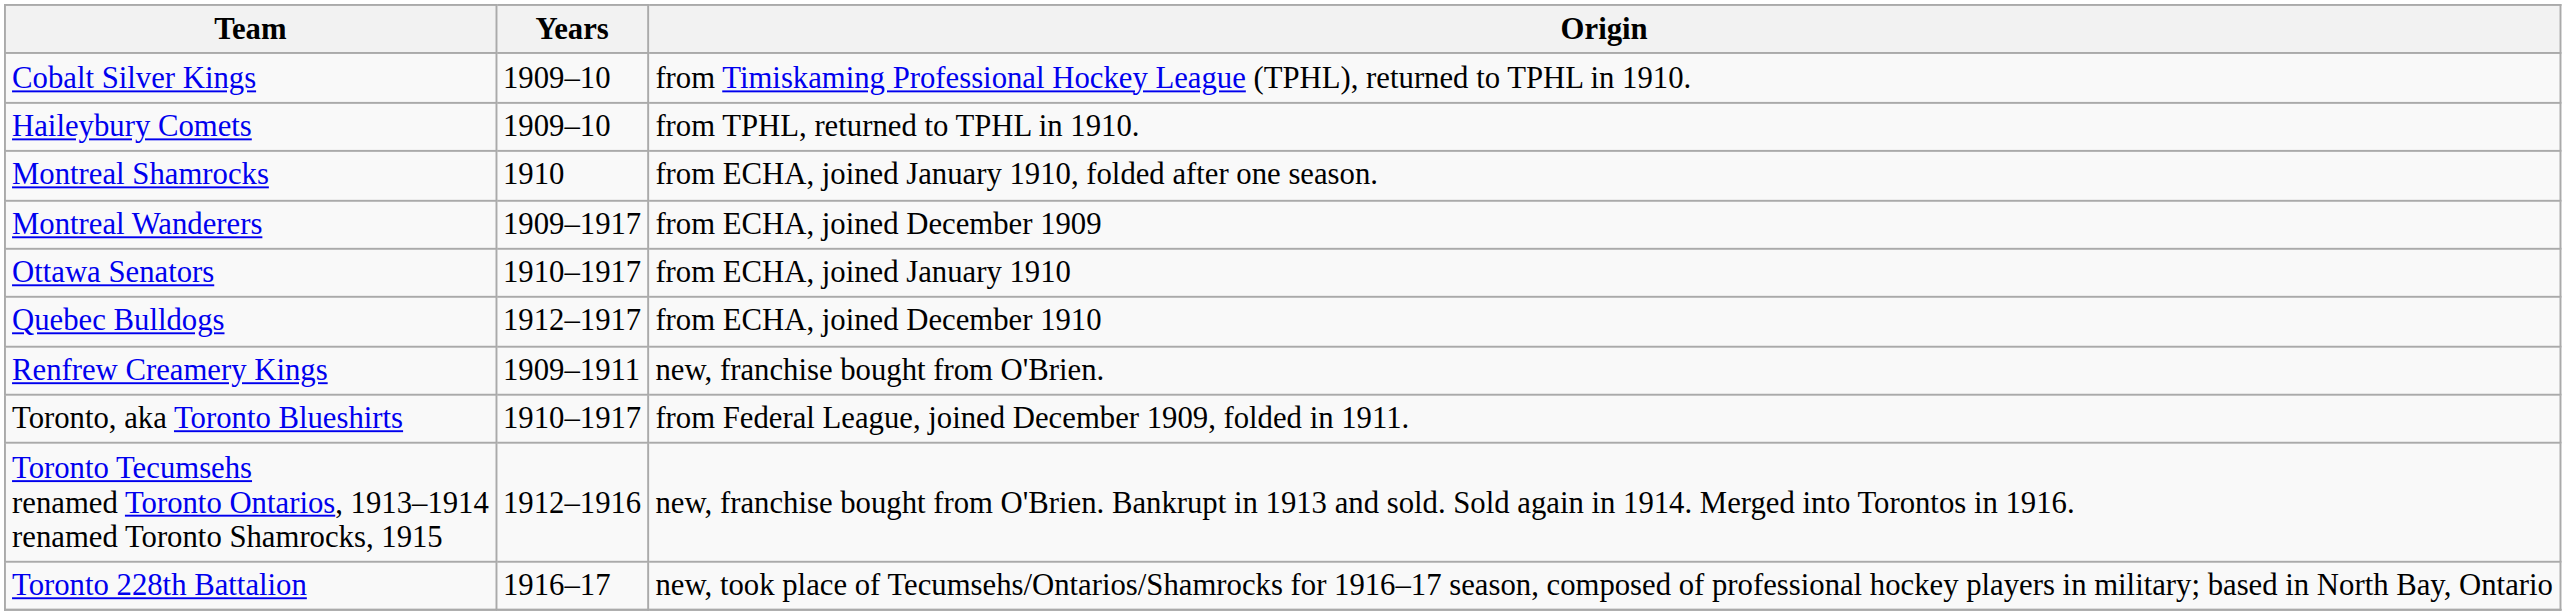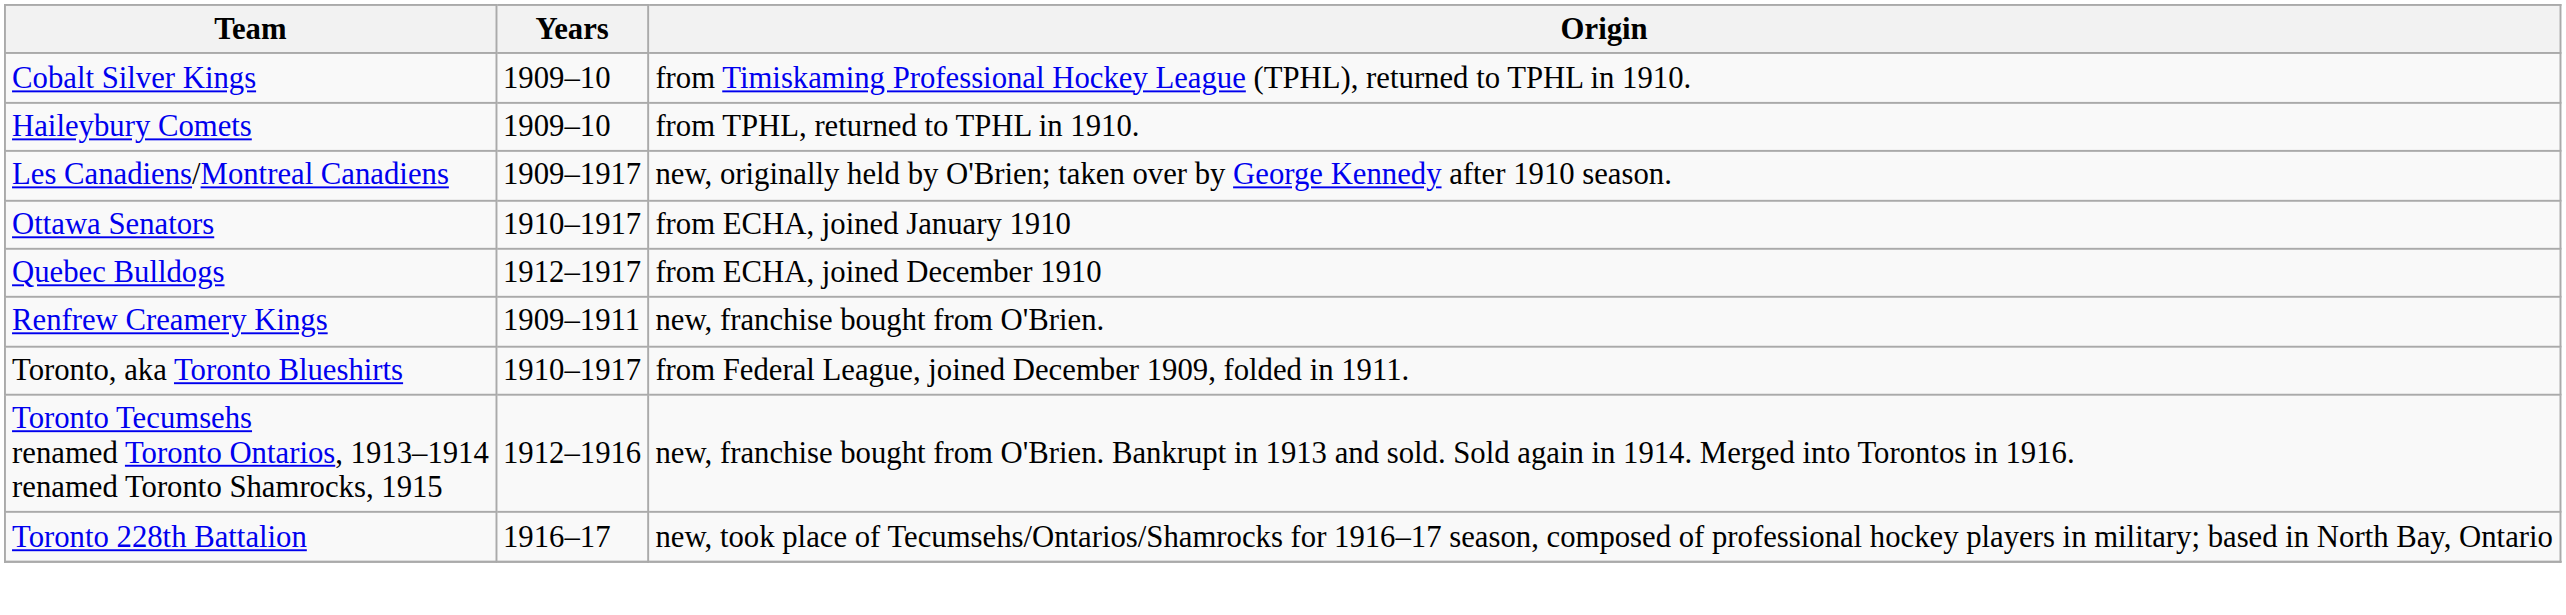+ row: (230, 175)
- row: (140, 175)
- row: (137, 223)
